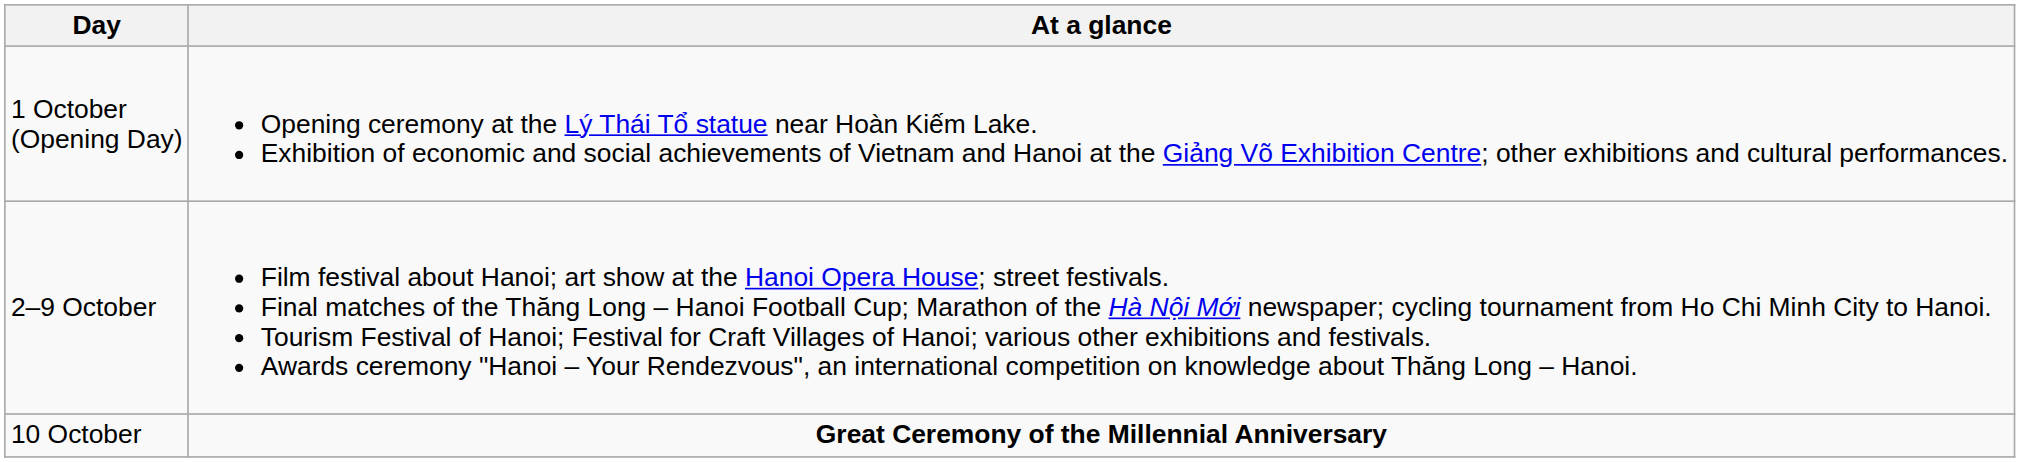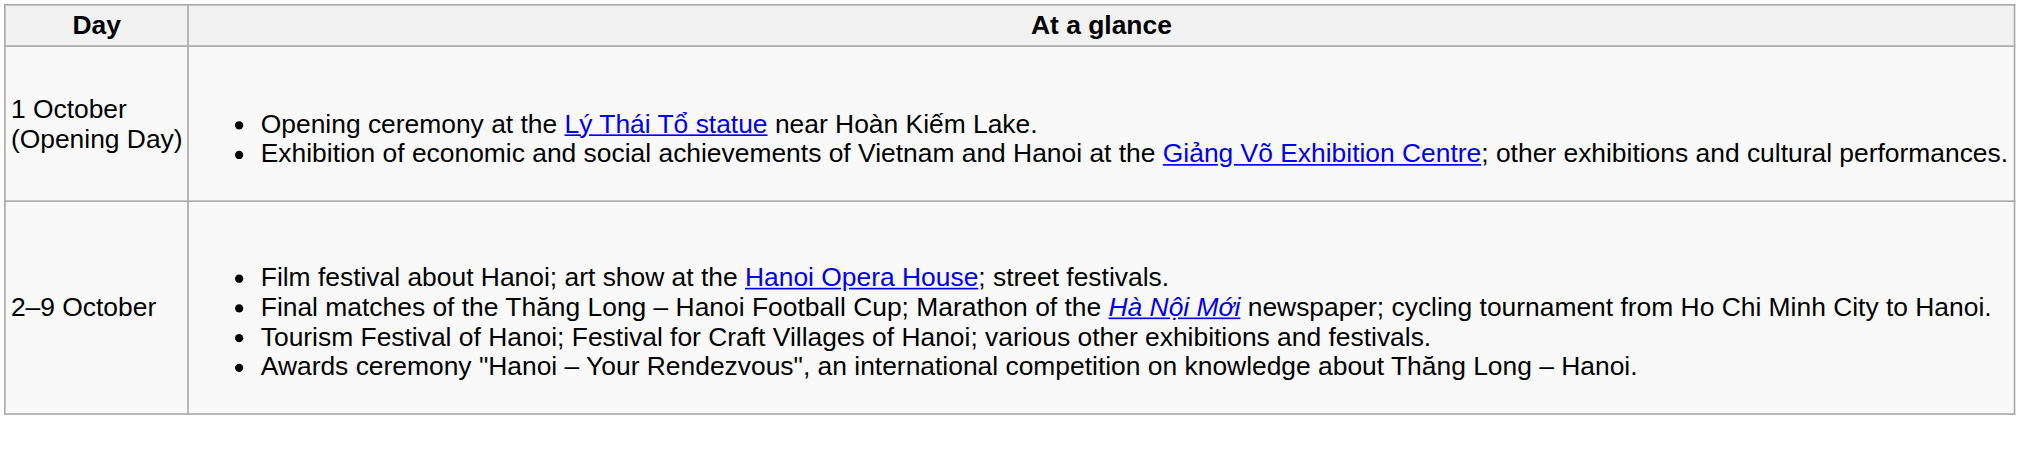- row: (76, 434)
